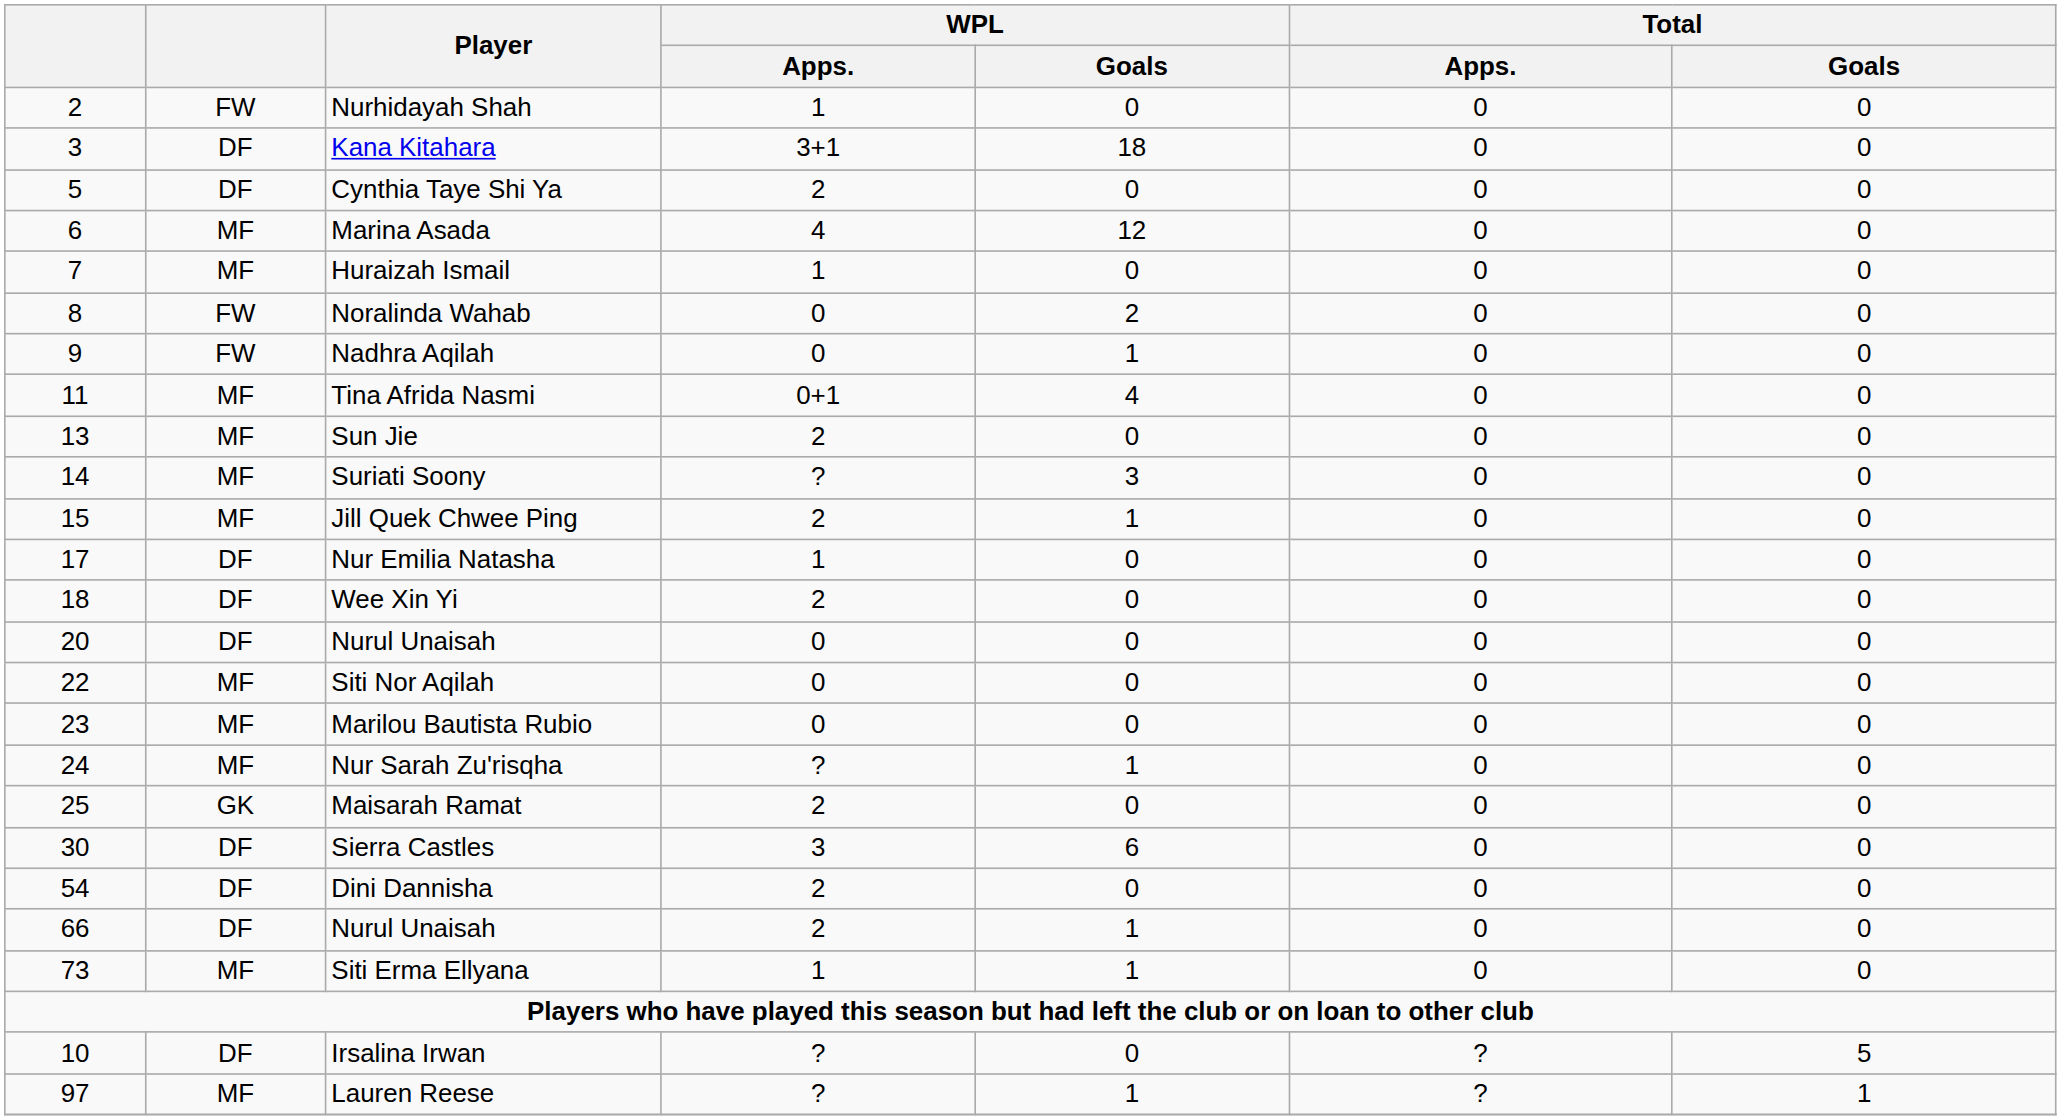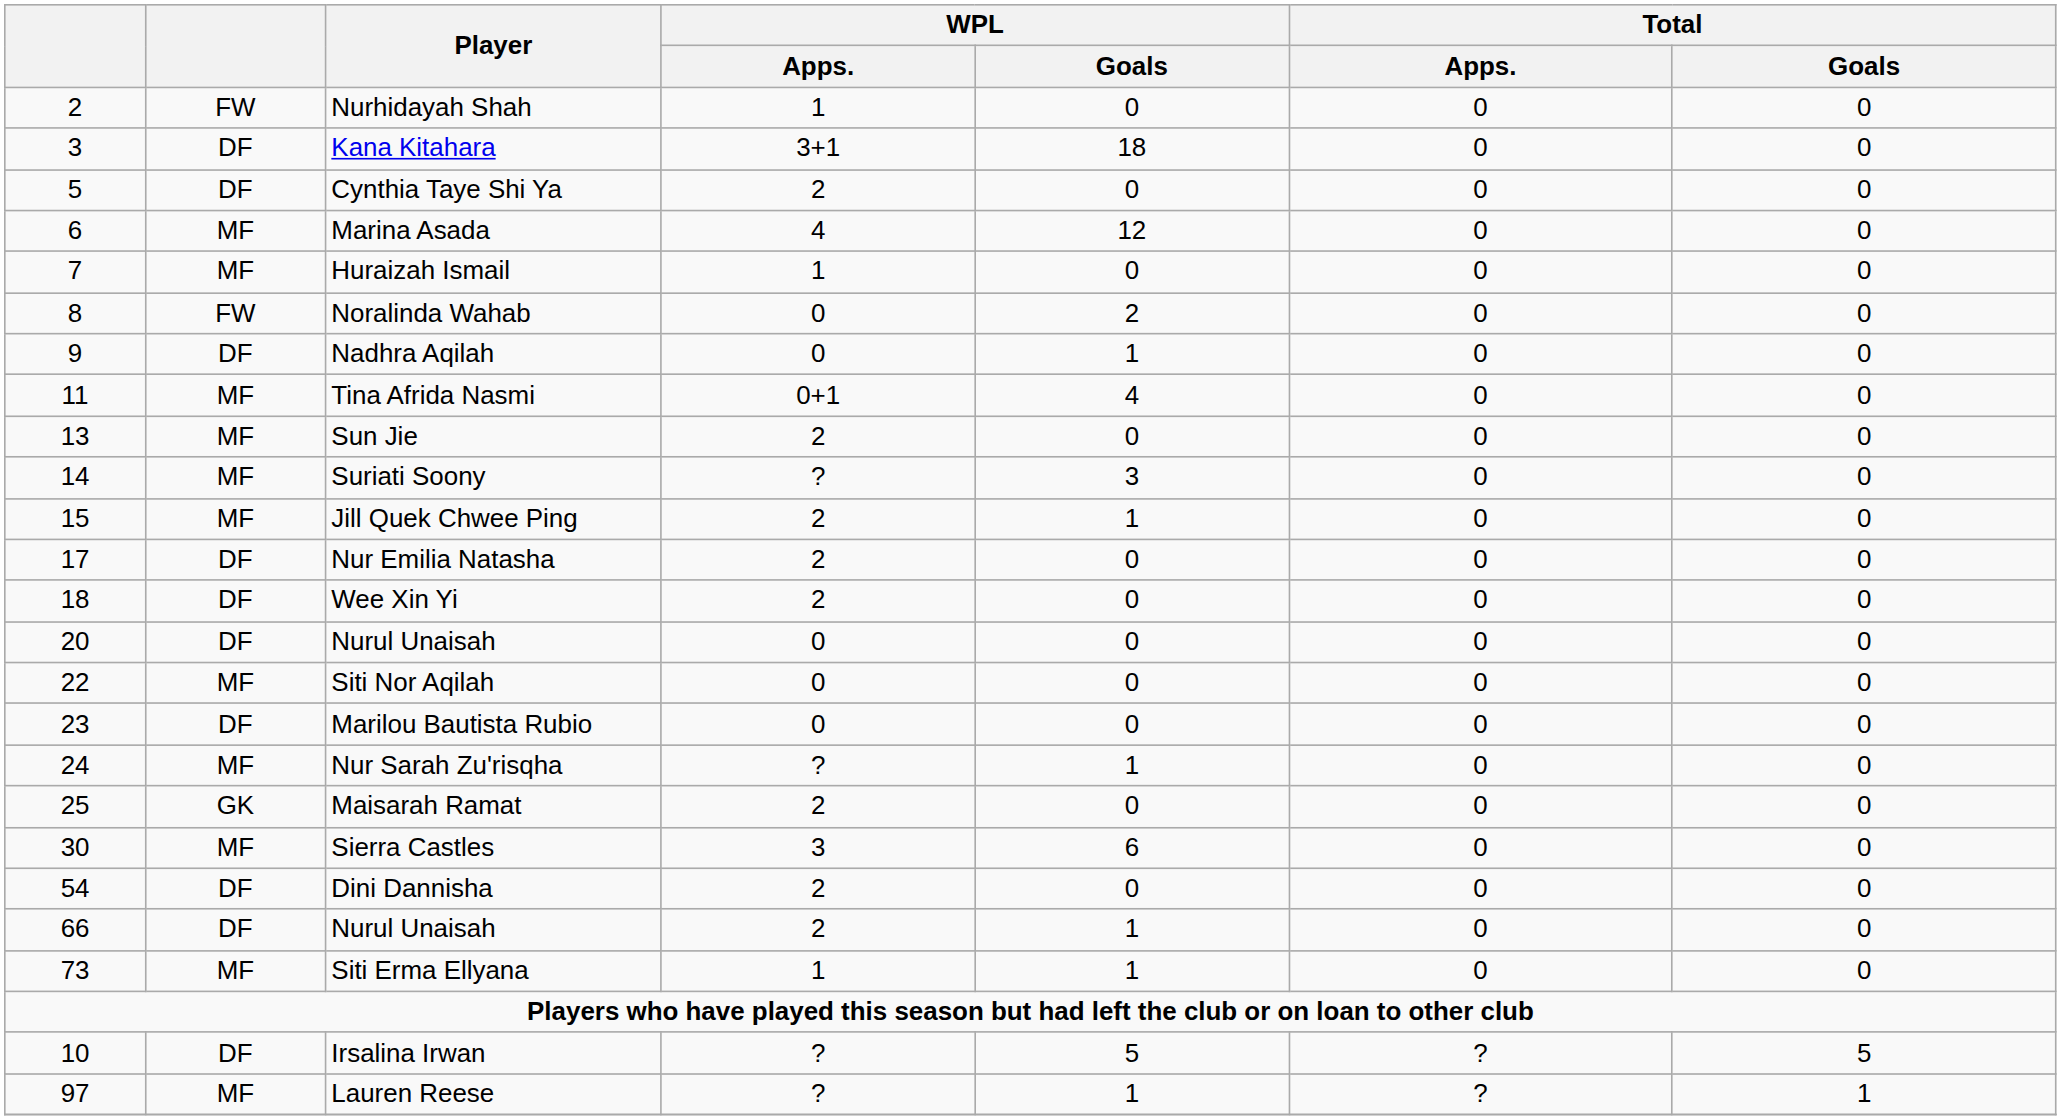(235, 353) FW -> (235, 353) DF
(818, 559) 1 -> (818, 559) 2
(235, 723) MF -> (235, 723) DF
(235, 847) DF -> (235, 847) MF
(1132, 1052) 0 -> (1132, 1052) 5
